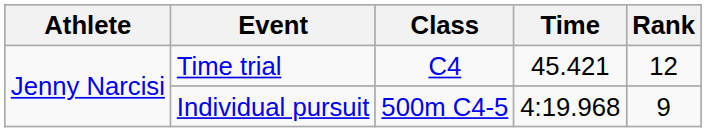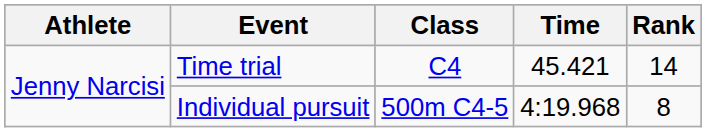(664, 66) 12 -> (664, 66) 14
(664, 107) 9 -> (664, 107) 8
